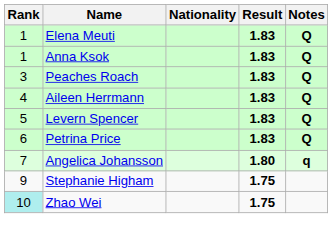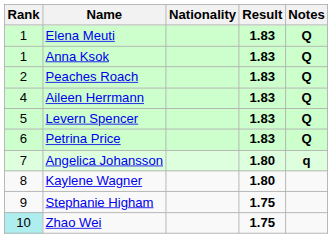(23, 77) 3 -> (23, 77) 2
+ row: (94, 181)
